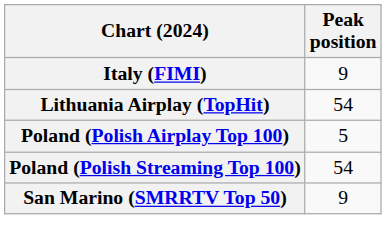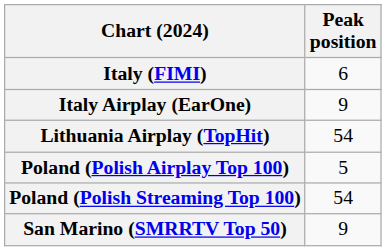(343, 73) 9 -> (343, 73) 6
+ row: (155, 104)
